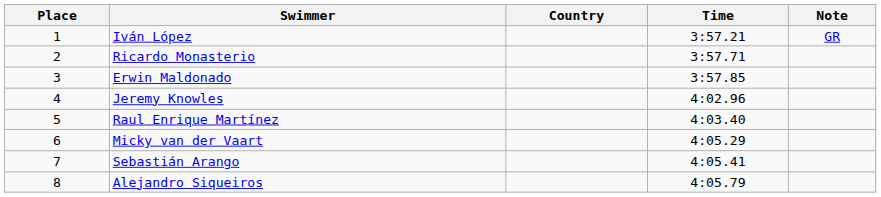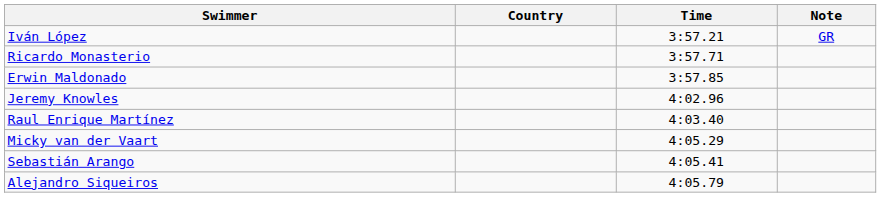- column: (57, 15)
